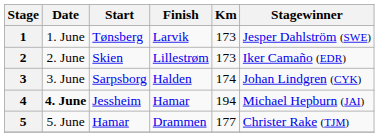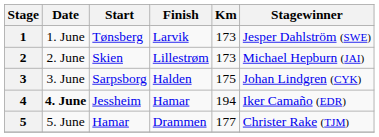(294, 57) Iker Camaño (EDR) -> (304, 57) Michael Hepburn (JAI)
(226, 79) 174 -> (226, 79) 175
(304, 100) Michael Hepburn (JAI) -> (294, 100) Iker Camaño (EDR)
